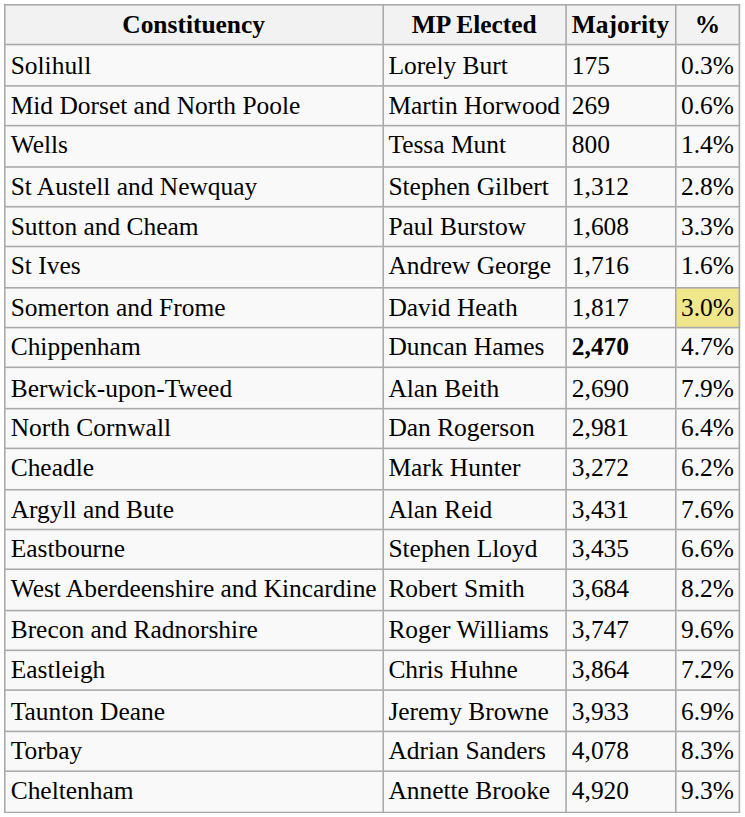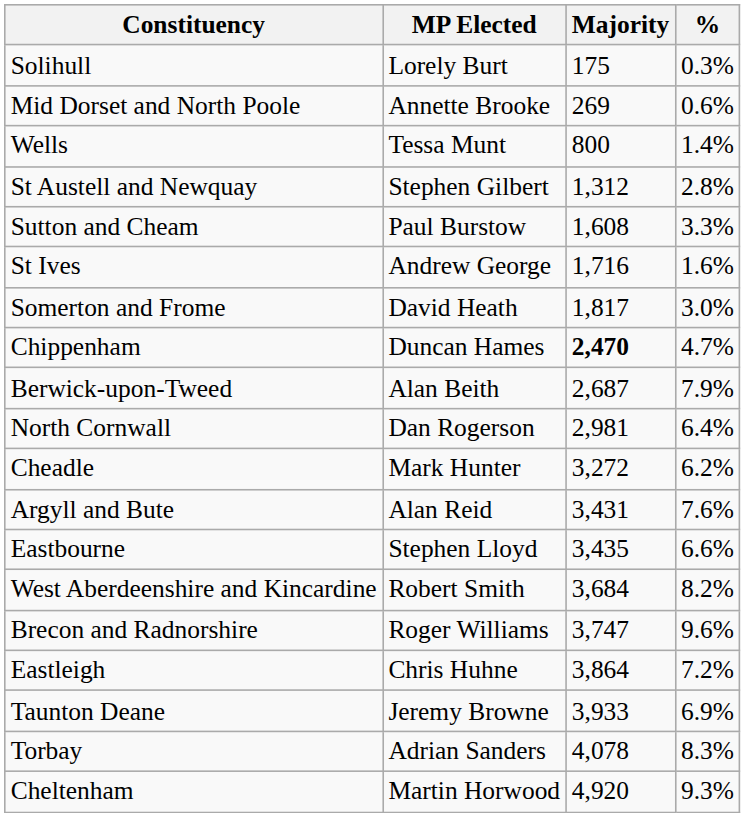(474, 105) Martin Horwood -> (469, 105) Annette Brooke
(708, 307) khaki background -> (708, 307) no background
(600, 387) 2,690 -> (600, 387) 2,687
(469, 791) Annette Brooke -> (474, 791) Martin Horwood
